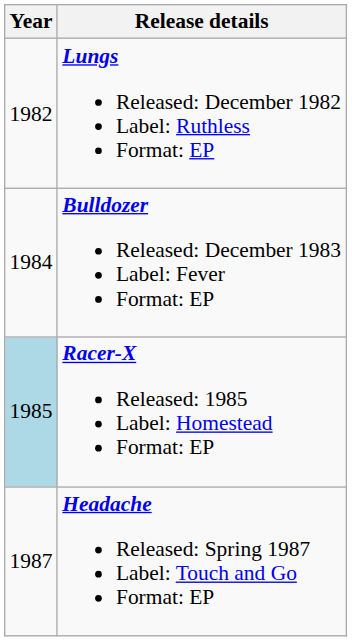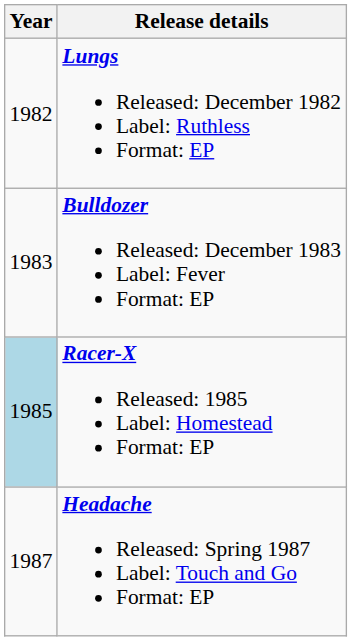(31, 262) 1984 -> (31, 262) 1983
